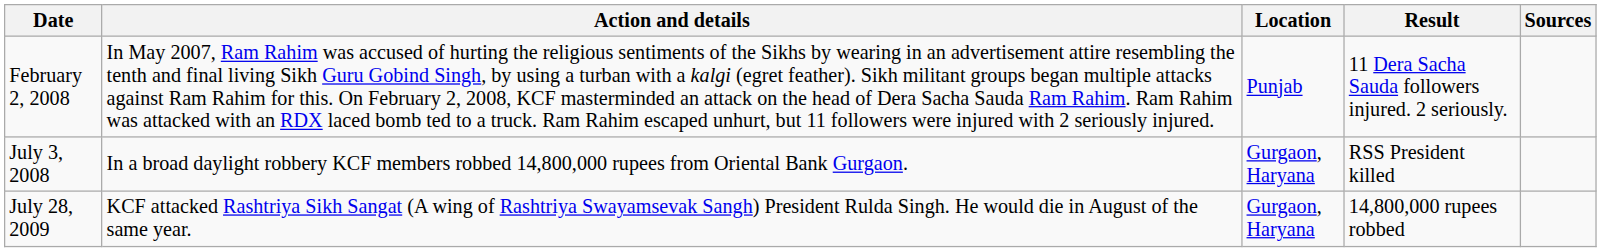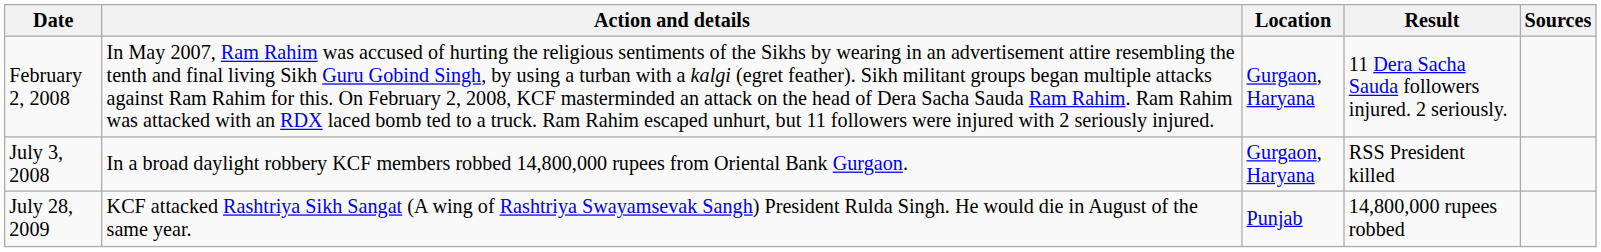(1275, 86) Punjab -> (1284, 86) Gurgaon, Haryana
(1284, 218) Gurgaon, Haryana -> (1275, 218) Punjab
